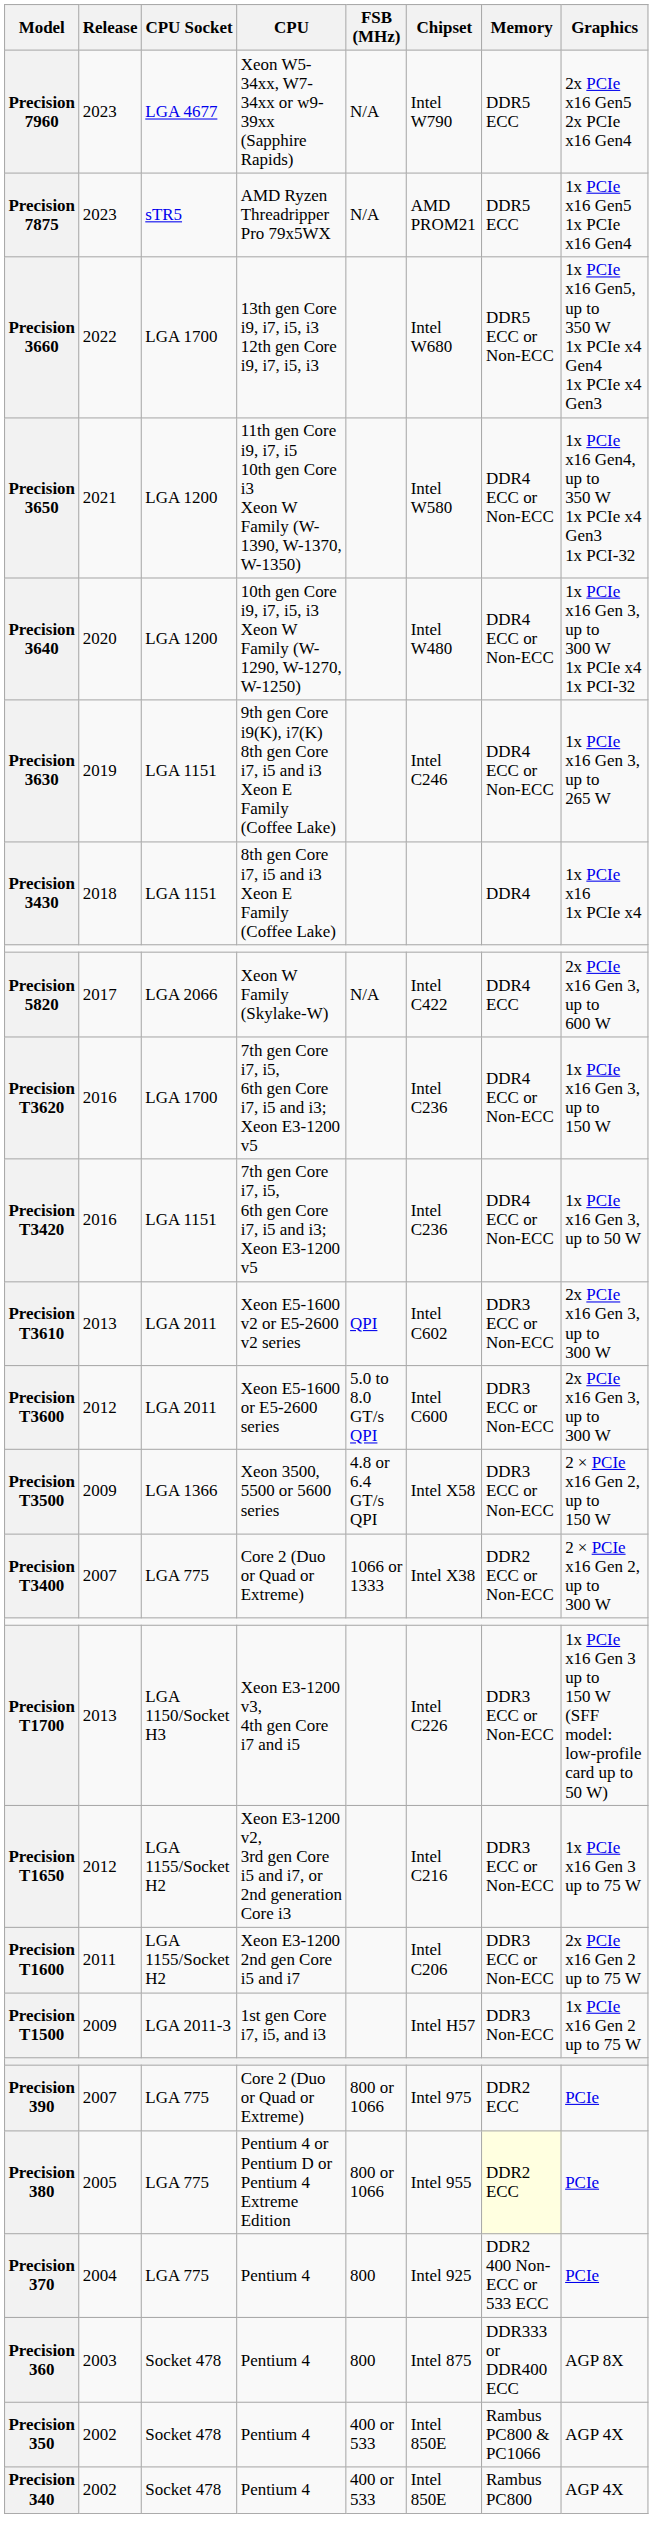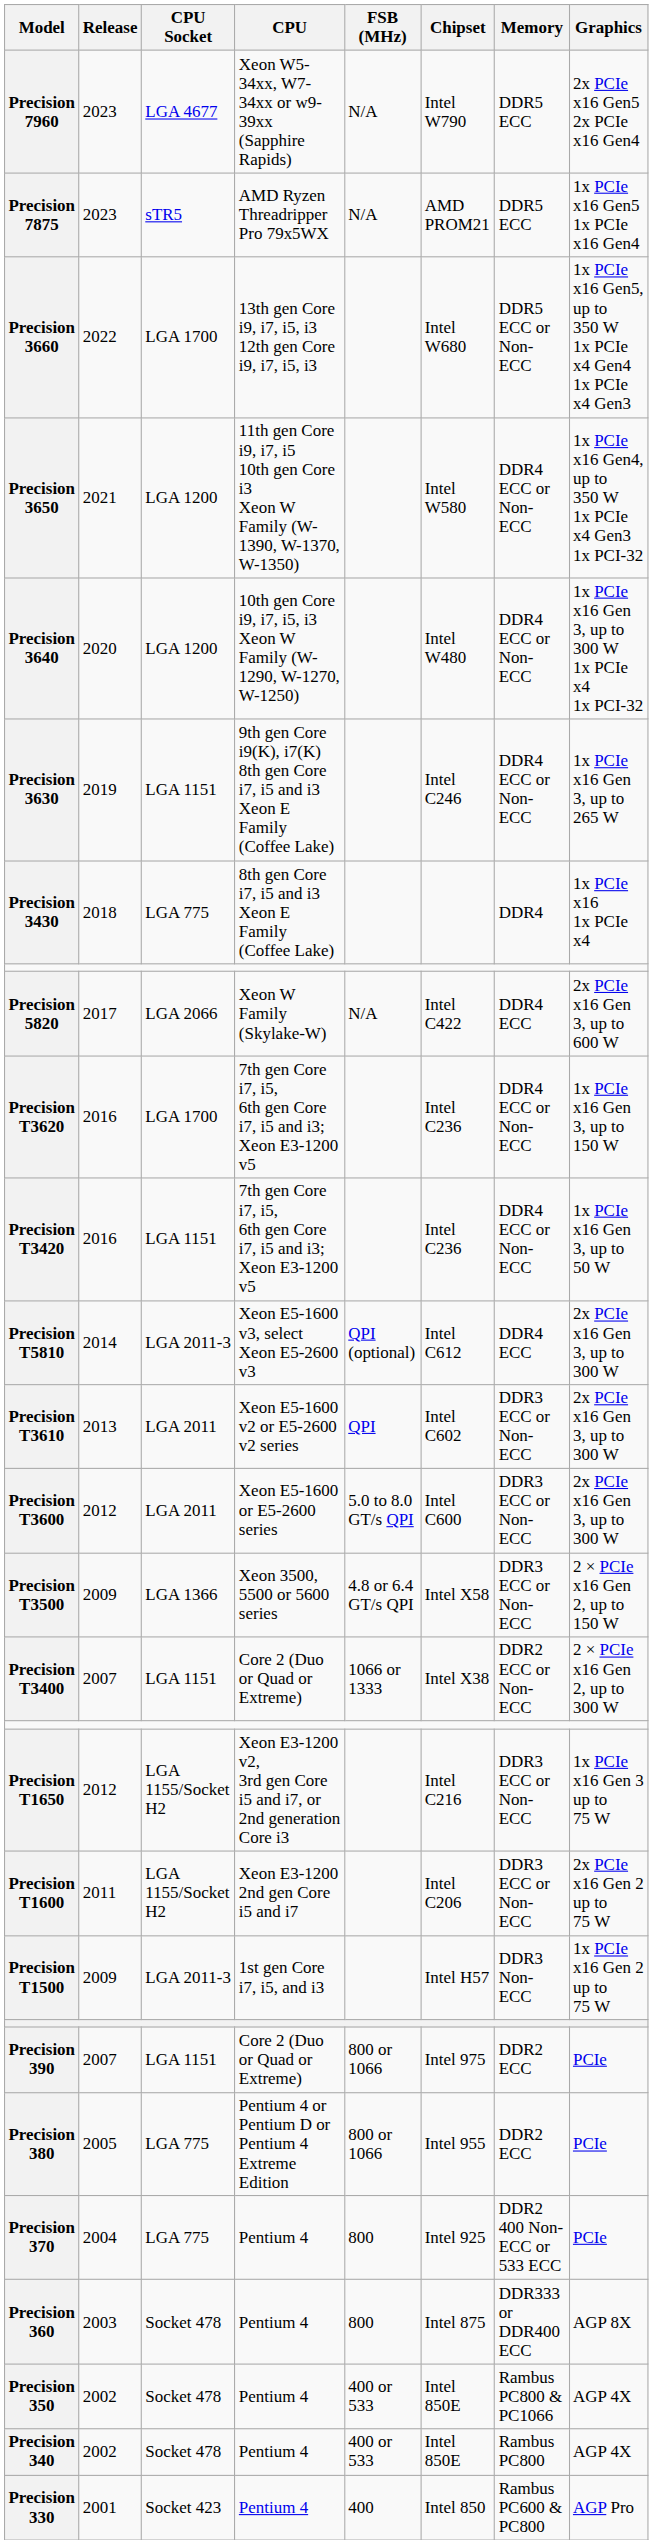(181, 893) LGA 1151 -> (177, 912) LGA 775
+ row: (42, 1342)
(177, 1575) LGA 775 -> (181, 1678) LGA 1151
- row: (42, 1715)
(177, 2097) LGA 775 -> (181, 2059) LGA 1151
(508, 2182) lightyellow background -> (521, 2143) no background
+ row: (42, 2507)
